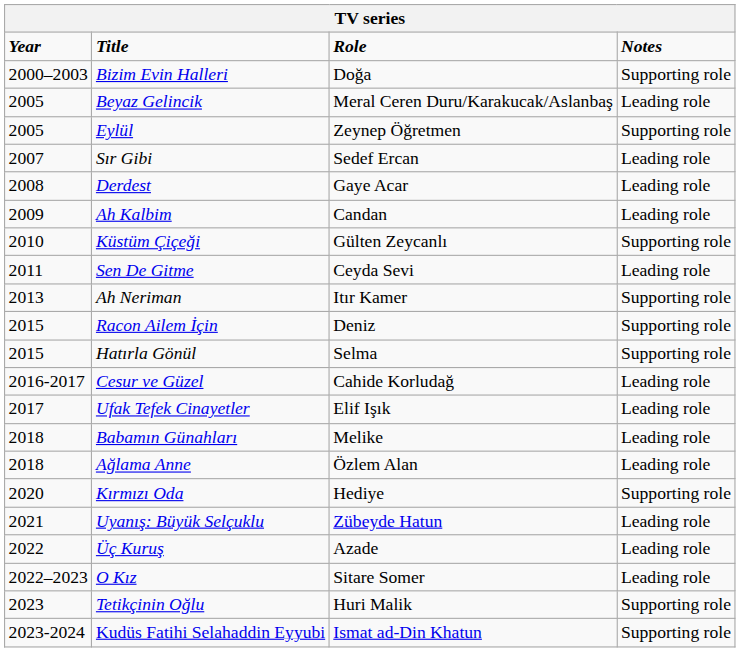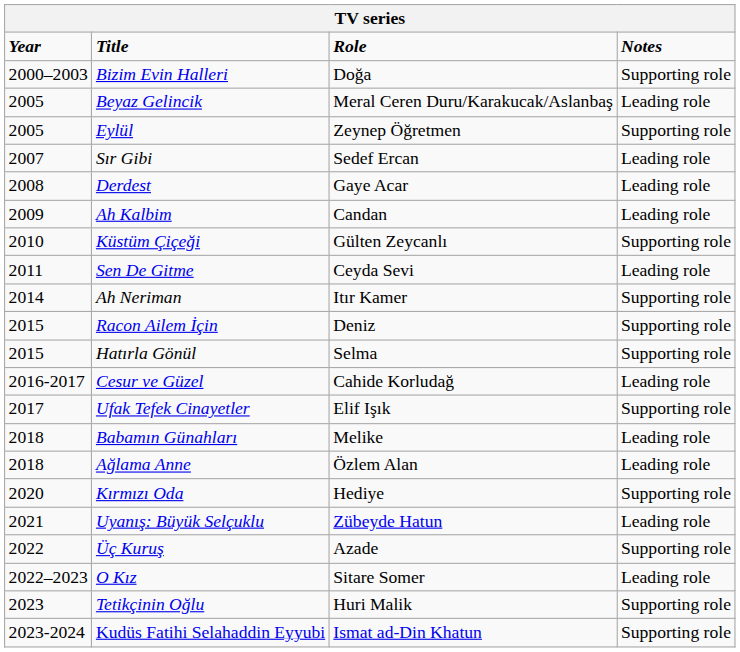(26, 297) 2013 -> (26, 297) 2014
(666, 409) Leading role -> (676, 409) Supporting role
(666, 548) Leading role -> (676, 548) Supporting role
